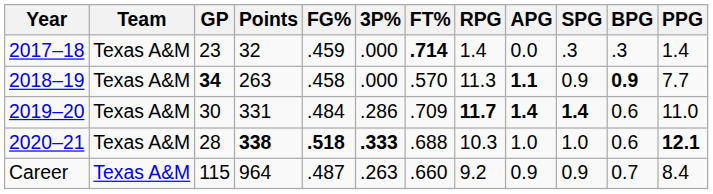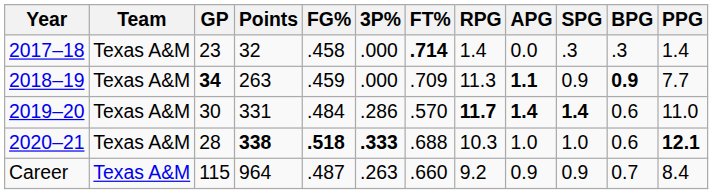(326, 50) .459 -> (326, 50) .458
(326, 81) .458 -> (326, 81) .459
(429, 81) .570 -> (429, 81) .709
(429, 111) .709 -> (429, 111) .570
